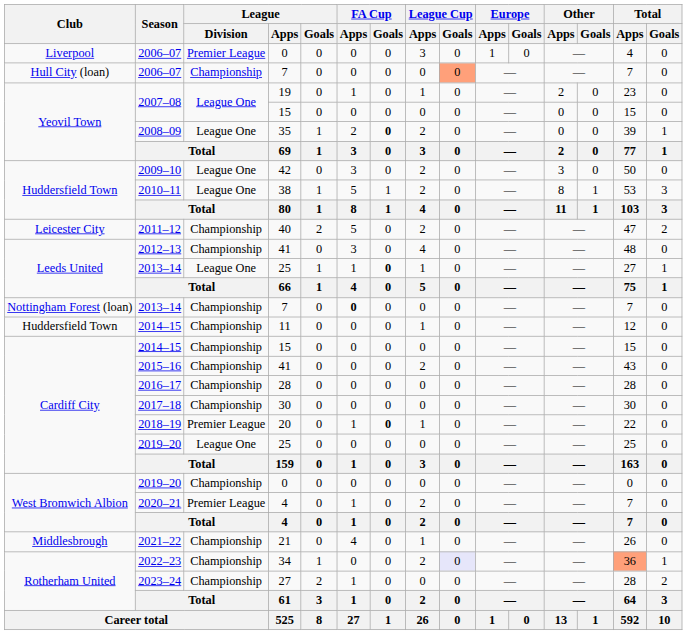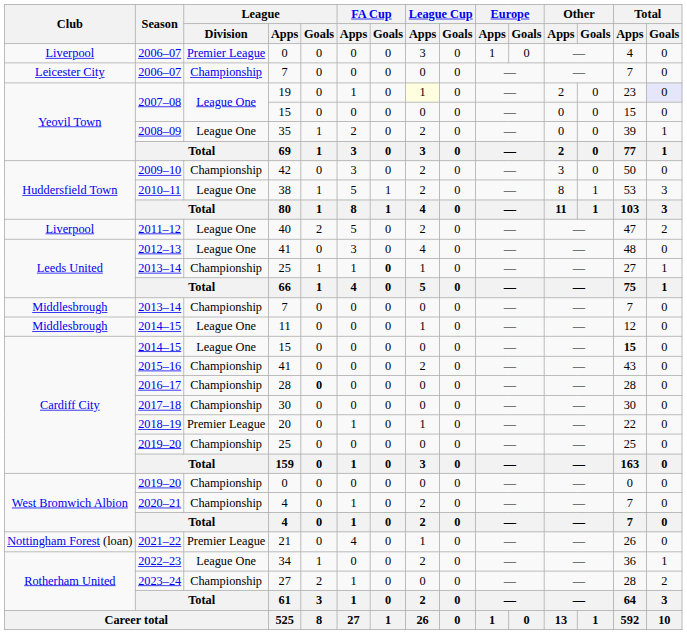(70, 72) Hull City (loan) -> (70, 72) Leicester City
(457, 72) lightsalmon background -> (457, 72) no background
(423, 92) no background -> (423, 92) lightyellow background
(664, 92) no background -> (664, 92) lavender background
(388, 131) bold -> (388, 131) normal
(226, 170) League One -> (226, 170) Championship
(70, 229) Leicester City -> (70, 229) Liverpool
(226, 229) Championship -> (226, 229) League One
(226, 248) Championship -> (226, 248) League One
(226, 268) League One -> (226, 268) Championship
(70, 307) Nottingham Forest (loan) -> (70, 307) Middlesbrough
(354, 307) bold -> (354, 307) normal
(70, 326) Huddersfield Town -> (70, 326) Middlesbrough
(226, 326) Championship -> (226, 326) League One
(226, 346) Championship -> (226, 346) League One
(630, 346) normal -> (630, 346) bold
(319, 385) normal -> (319, 385) bold
(388, 424) bold -> (388, 424) normal
(226, 444) League One -> (226, 444) Championship
(226, 502) Premier League -> (226, 502) Championship
(70, 541) Middlesbrough -> (70, 541) Nottingham Forest (loan)
(226, 541) Championship -> (226, 541) Premier League
(226, 561) Championship -> (226, 561) League One
(457, 561) lavender background -> (457, 561) no background
(630, 561) lightsalmon background -> (630, 561) no background
